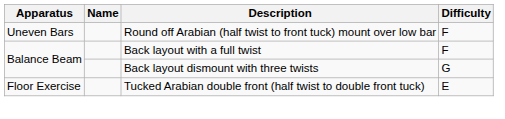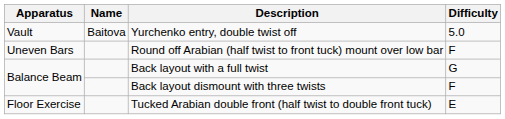+ row: (214, 31)
(445, 50) F -> (453, 68) G
(446, 68) G -> (452, 86) F
